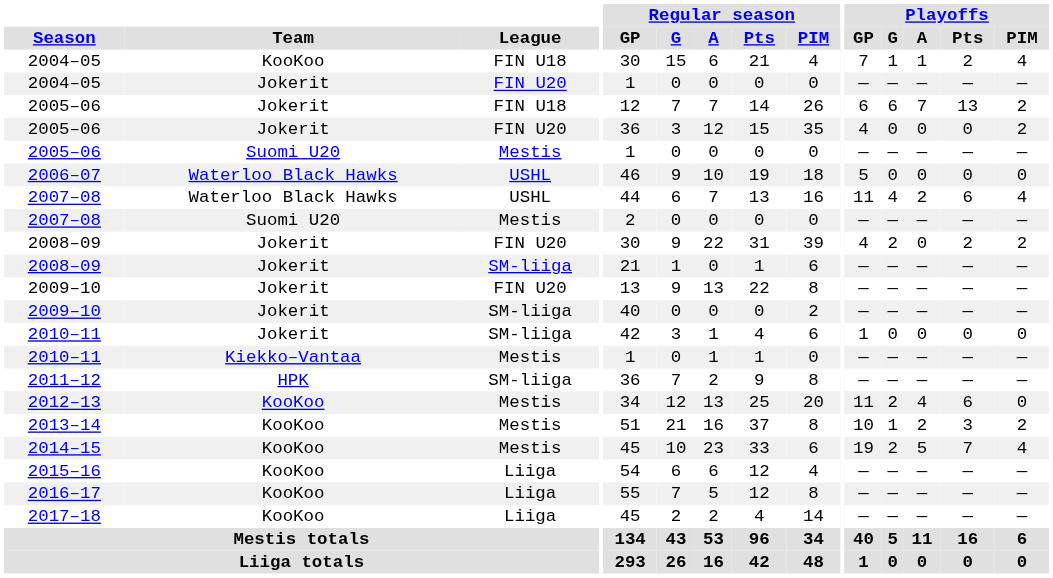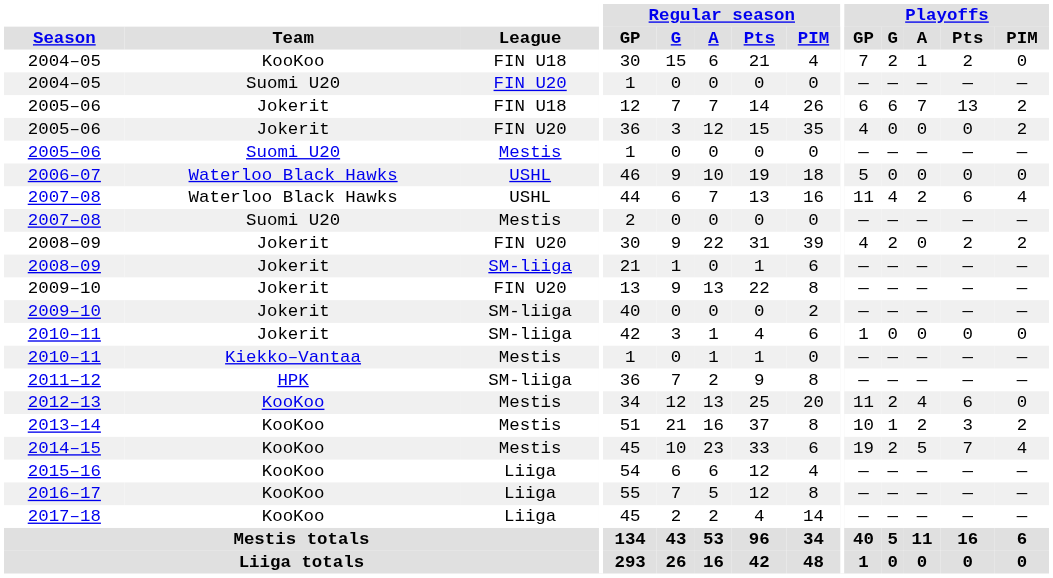(893, 61) 1 -> (893, 61) 2
(1022, 61) 4 -> (1022, 61) 0
(293, 84) Jokerit -> (293, 84) Suomi U20
